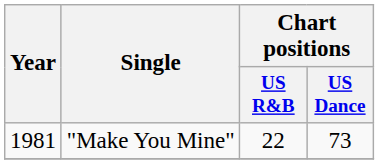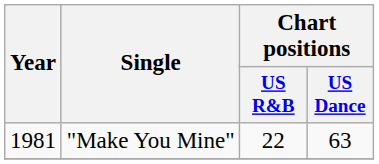(340, 140) 73 -> (340, 140) 63
